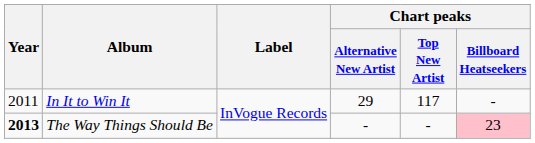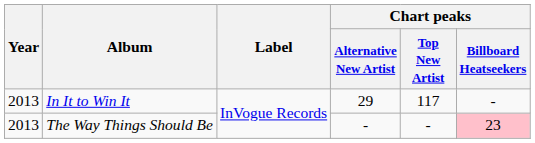(23, 100) 2011 -> (24, 100) 2013
(24, 125) bold -> (24, 125) normal
